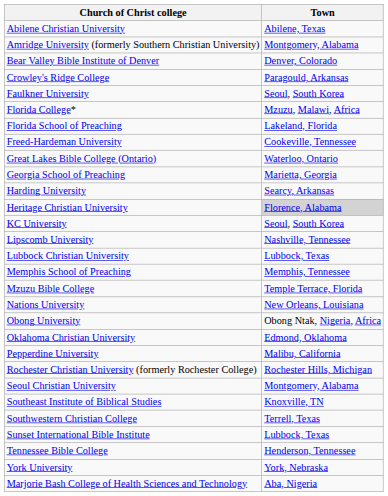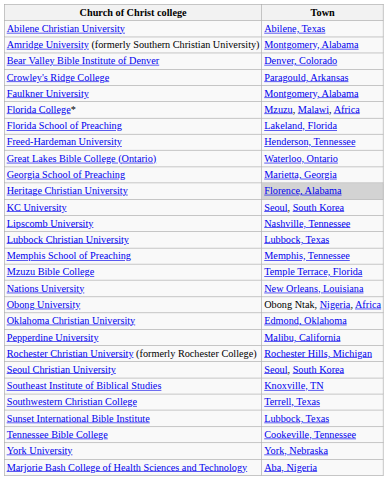(304, 93) Seoul, South Korea -> (311, 93) Montgomery, Alabama
(310, 142) Cookeville, Tennessee -> (310, 142) Henderson, Tennessee
- row: (46, 191)
(311, 386) Montgomery, Alabama -> (304, 369) Seoul, South Korea
(310, 451) Henderson, Tennessee -> (310, 434) Cookeville, Tennessee
